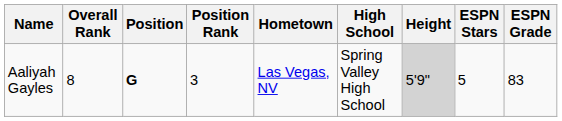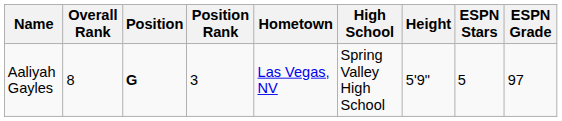(418, 80) lightgrey background -> (418, 80) no background
(516, 80) 83 -> (516, 80) 97
